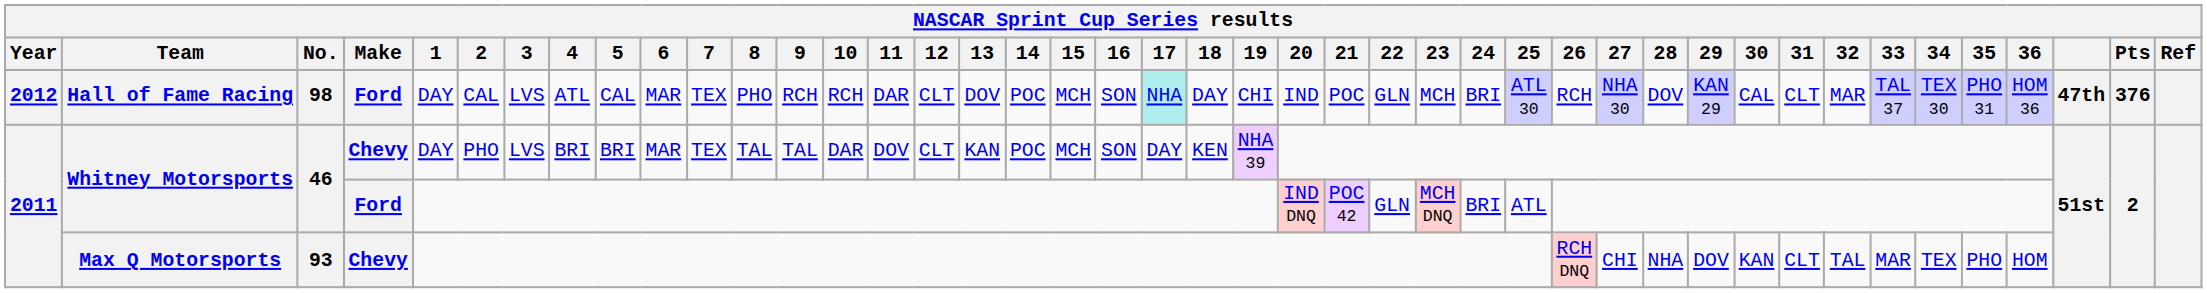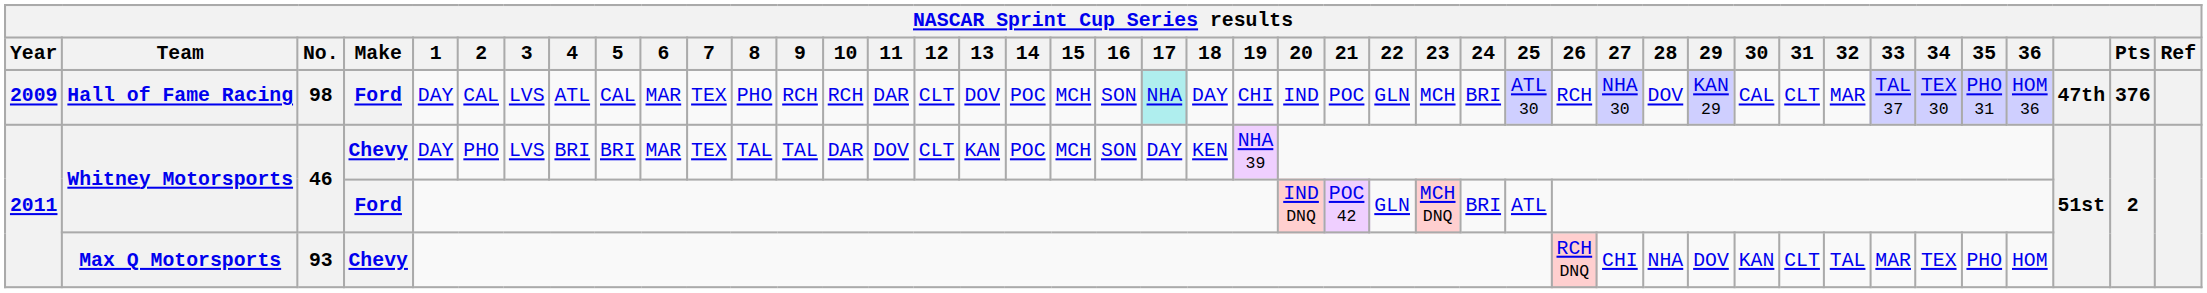(34, 96) 2012 -> (34, 96) 2009
